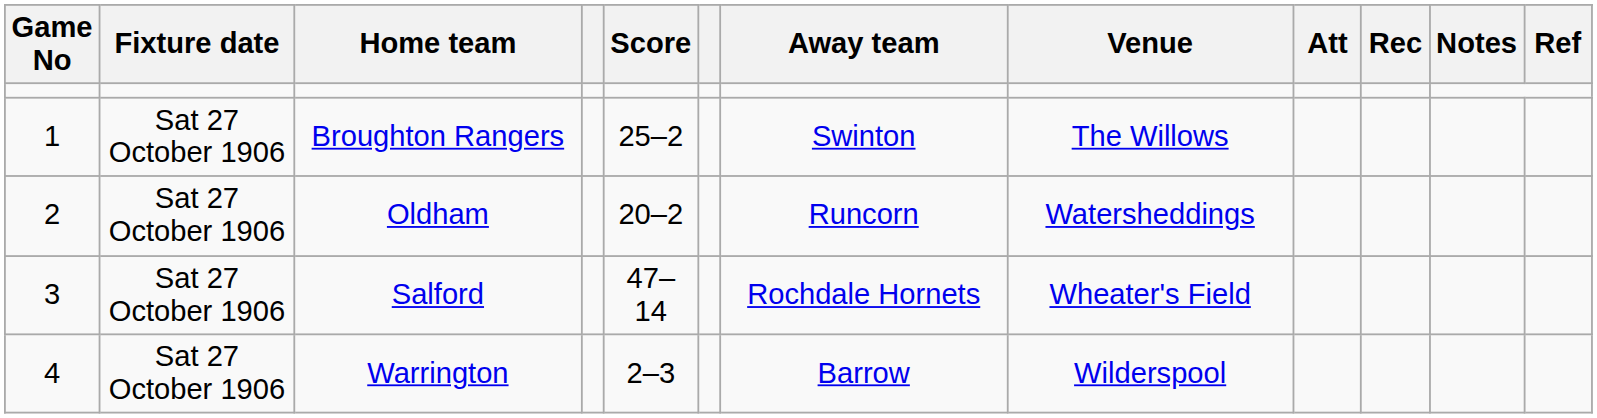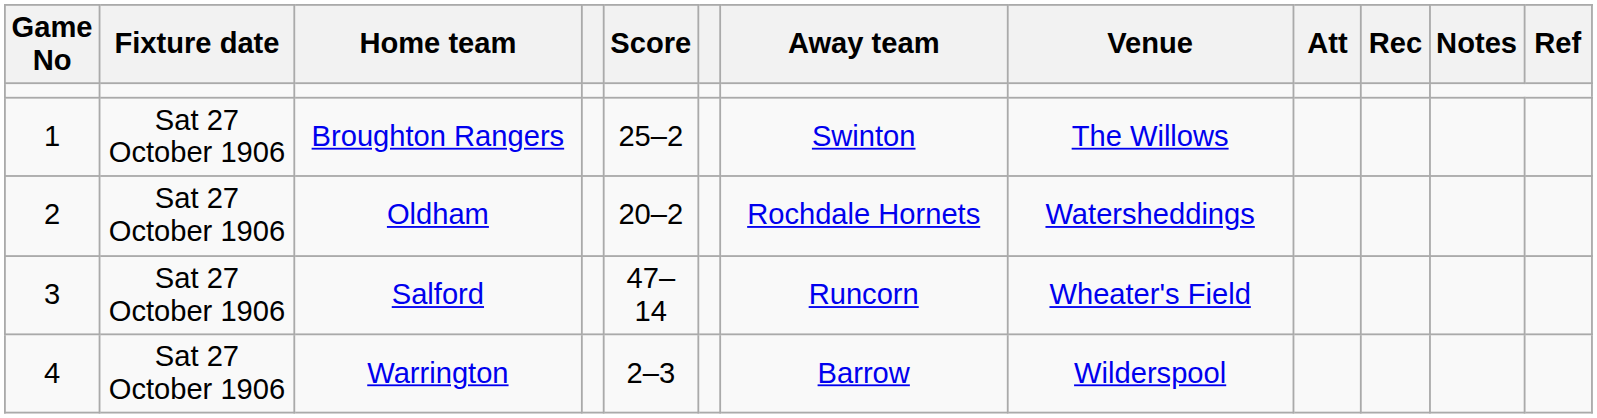(864, 215) Runcorn -> (864, 215) Rochdale Hornets
(864, 294) Rochdale Hornets -> (864, 294) Runcorn
